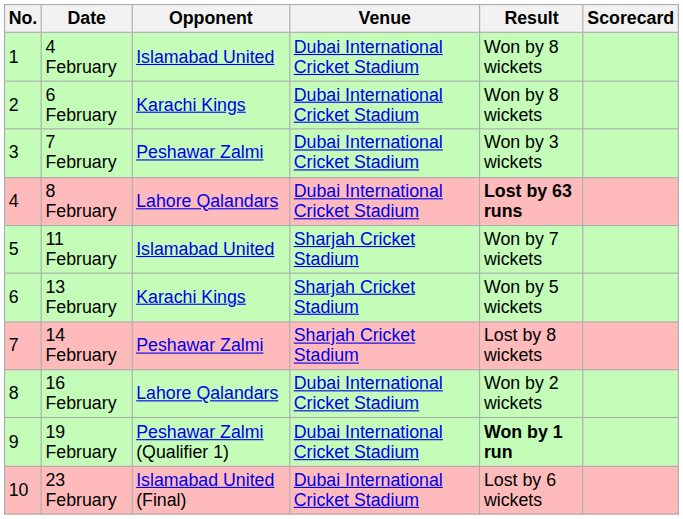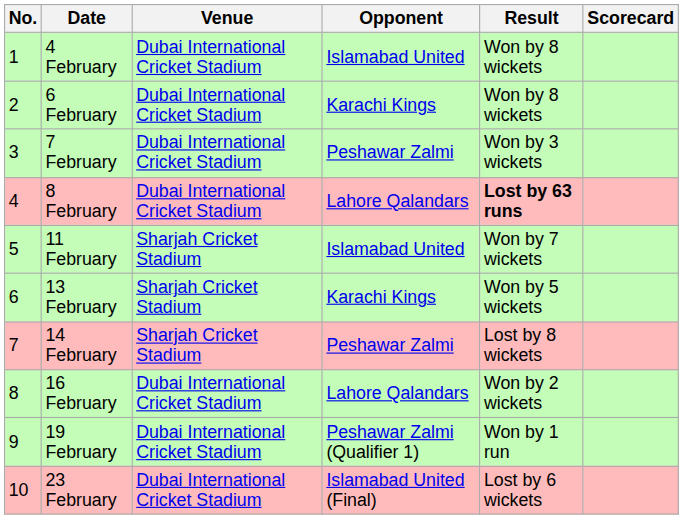columns swapped: (211, 18) <-> (385, 18)
(523, 441) bold -> (521, 441) normal
